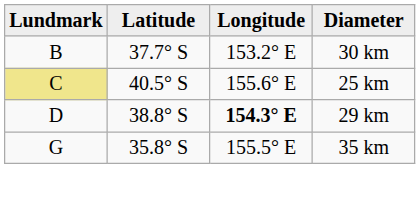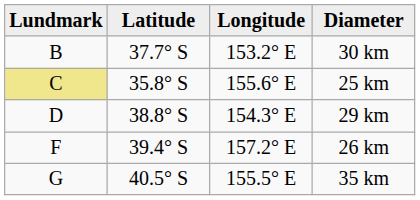(159, 83) 40.5° S -> (159, 83) 35.8° S
(261, 115) bold -> (261, 115) normal
+ row: (364, 147)
(159, 147) 35.8° S -> (159, 178) 40.5° S
